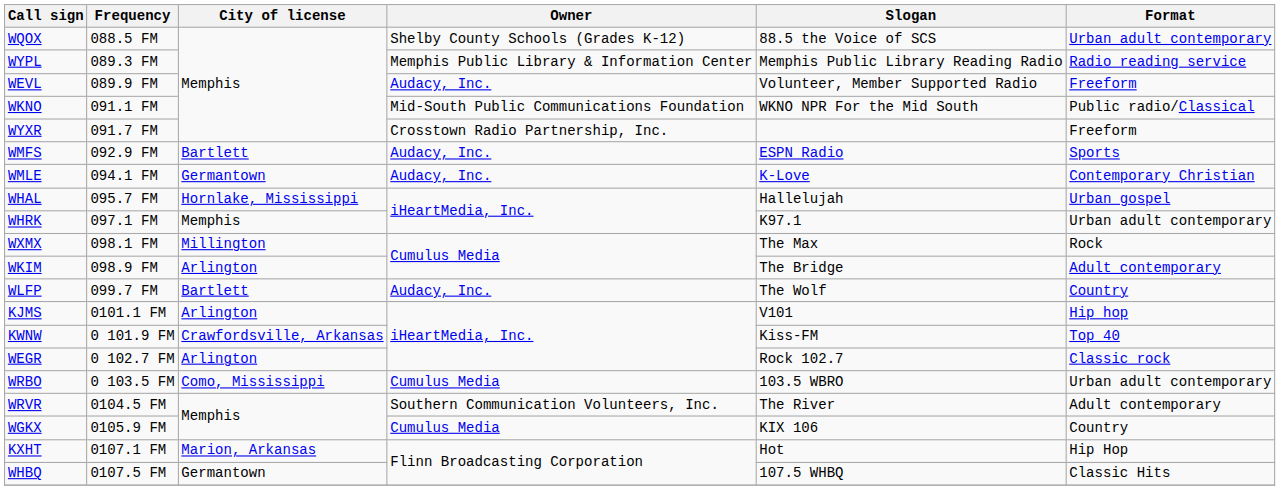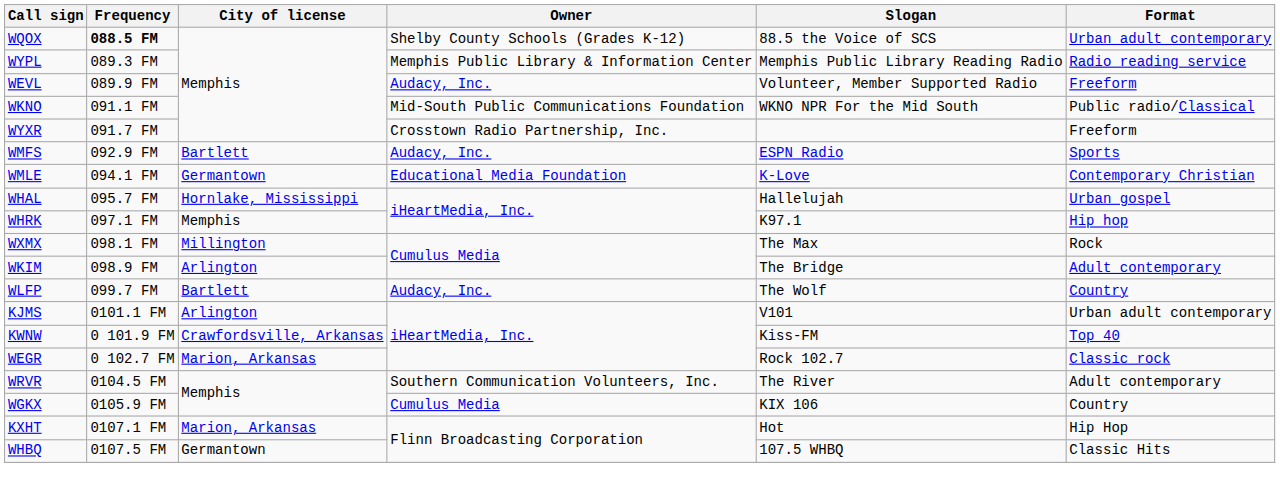(124, 39) normal -> (124, 39) bold
(441, 176) Audacy, Inc. -> (508, 176) Educational Media Foundation
(1170, 222) Urban adult contemporary -> (1099, 222) Hip hop
(1099, 313) Hip hop -> (1170, 313) Urban adult contemporary
(219, 359) Arlington -> (249, 359) Marion, Arkansas
- row: (25, 382)
